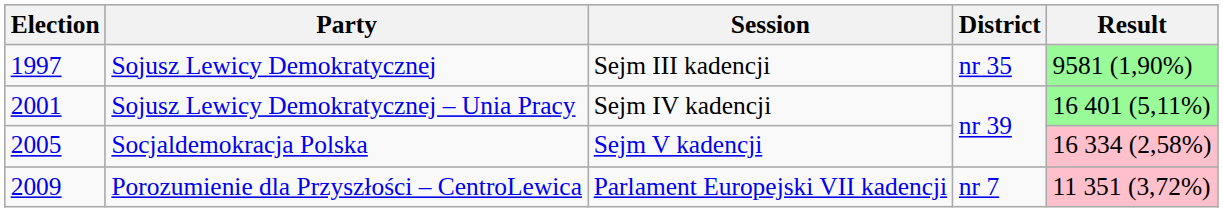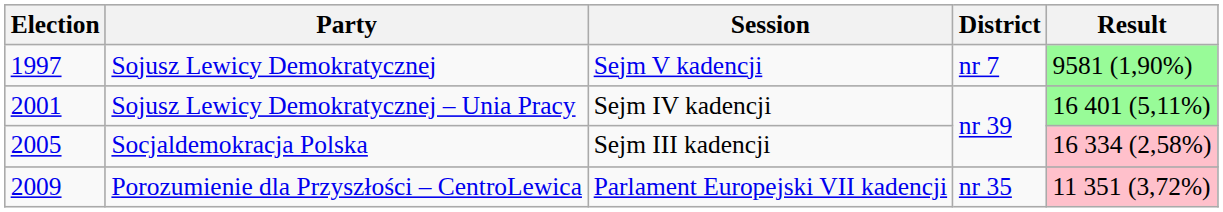(682, 65) Sejm III kadencji -> (678, 65) Sejm V kadencji
(985, 65) nr 35 -> (979, 65) nr 7
(678, 145) Sejm V kadencji -> (682, 145) Sejm III kadencji
(979, 186) nr 7 -> (985, 186) nr 35
